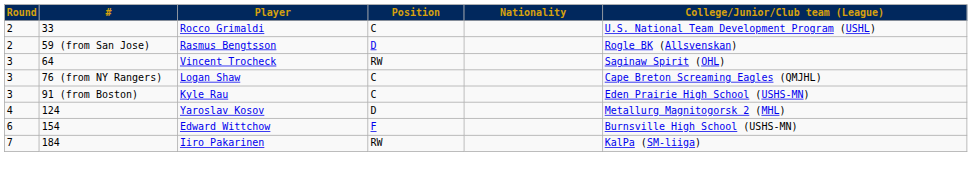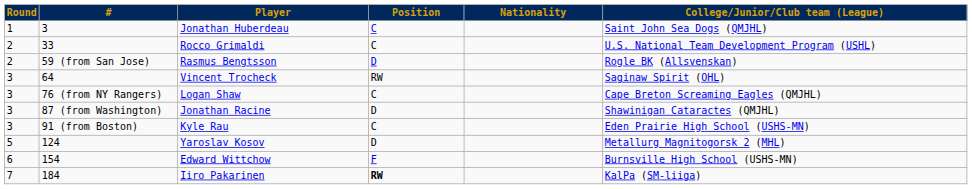+ row: (234, 29)
+ row: (225, 110)
(10, 110) 4 -> (10, 143) 5
(377, 143) normal -> (377, 176) bold
